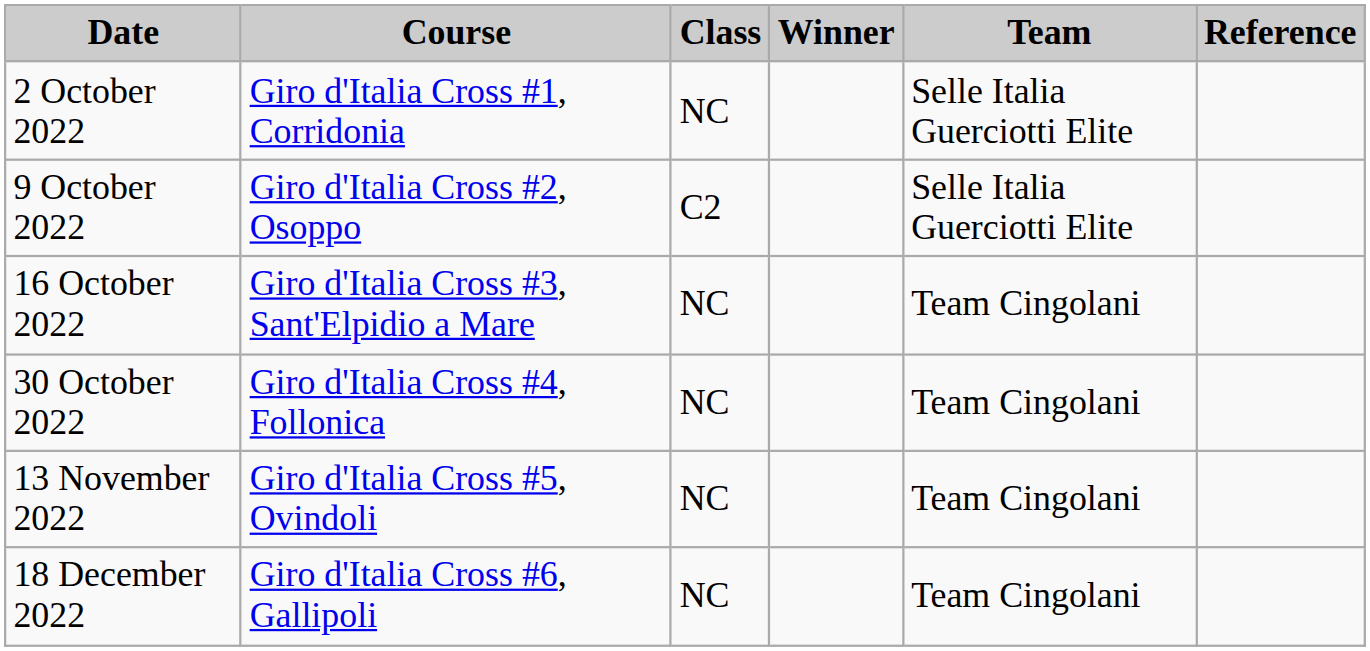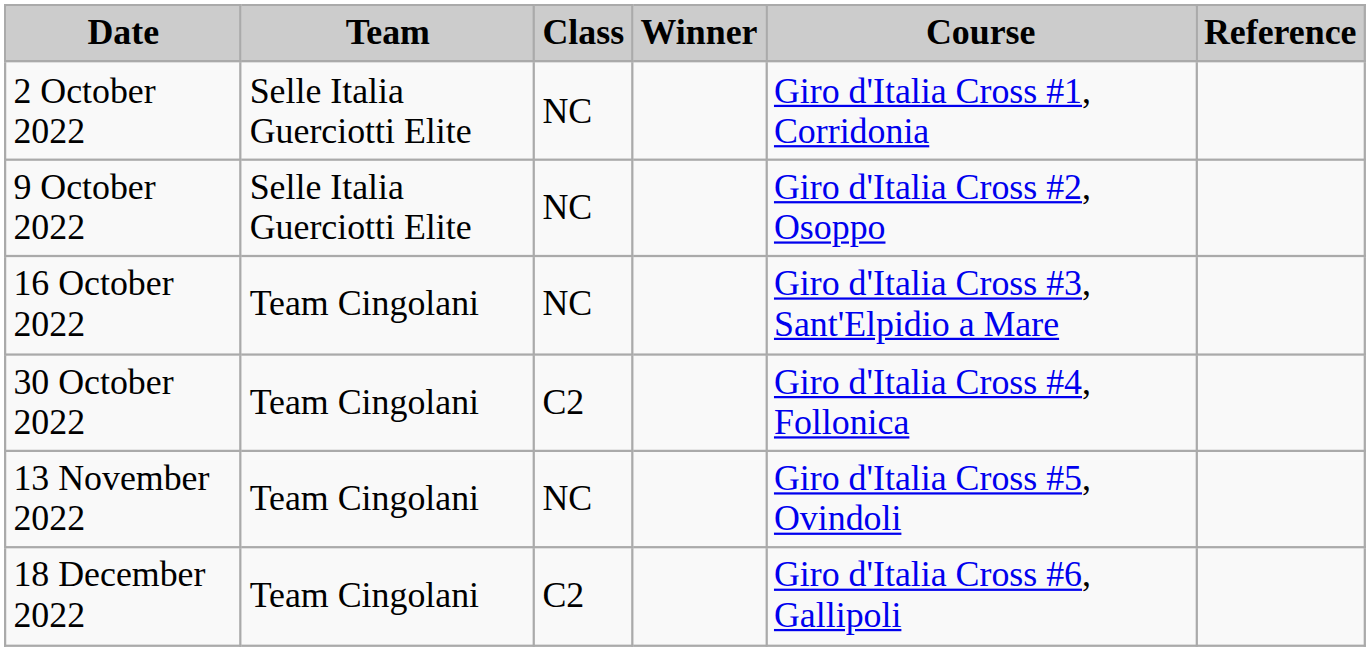columns swapped: (456, 32) <-> (1049, 32)
(701, 207) C2 -> (567, 207) NC
(705, 401) NC -> (563, 401) C2
(705, 595) NC -> (563, 595) C2
